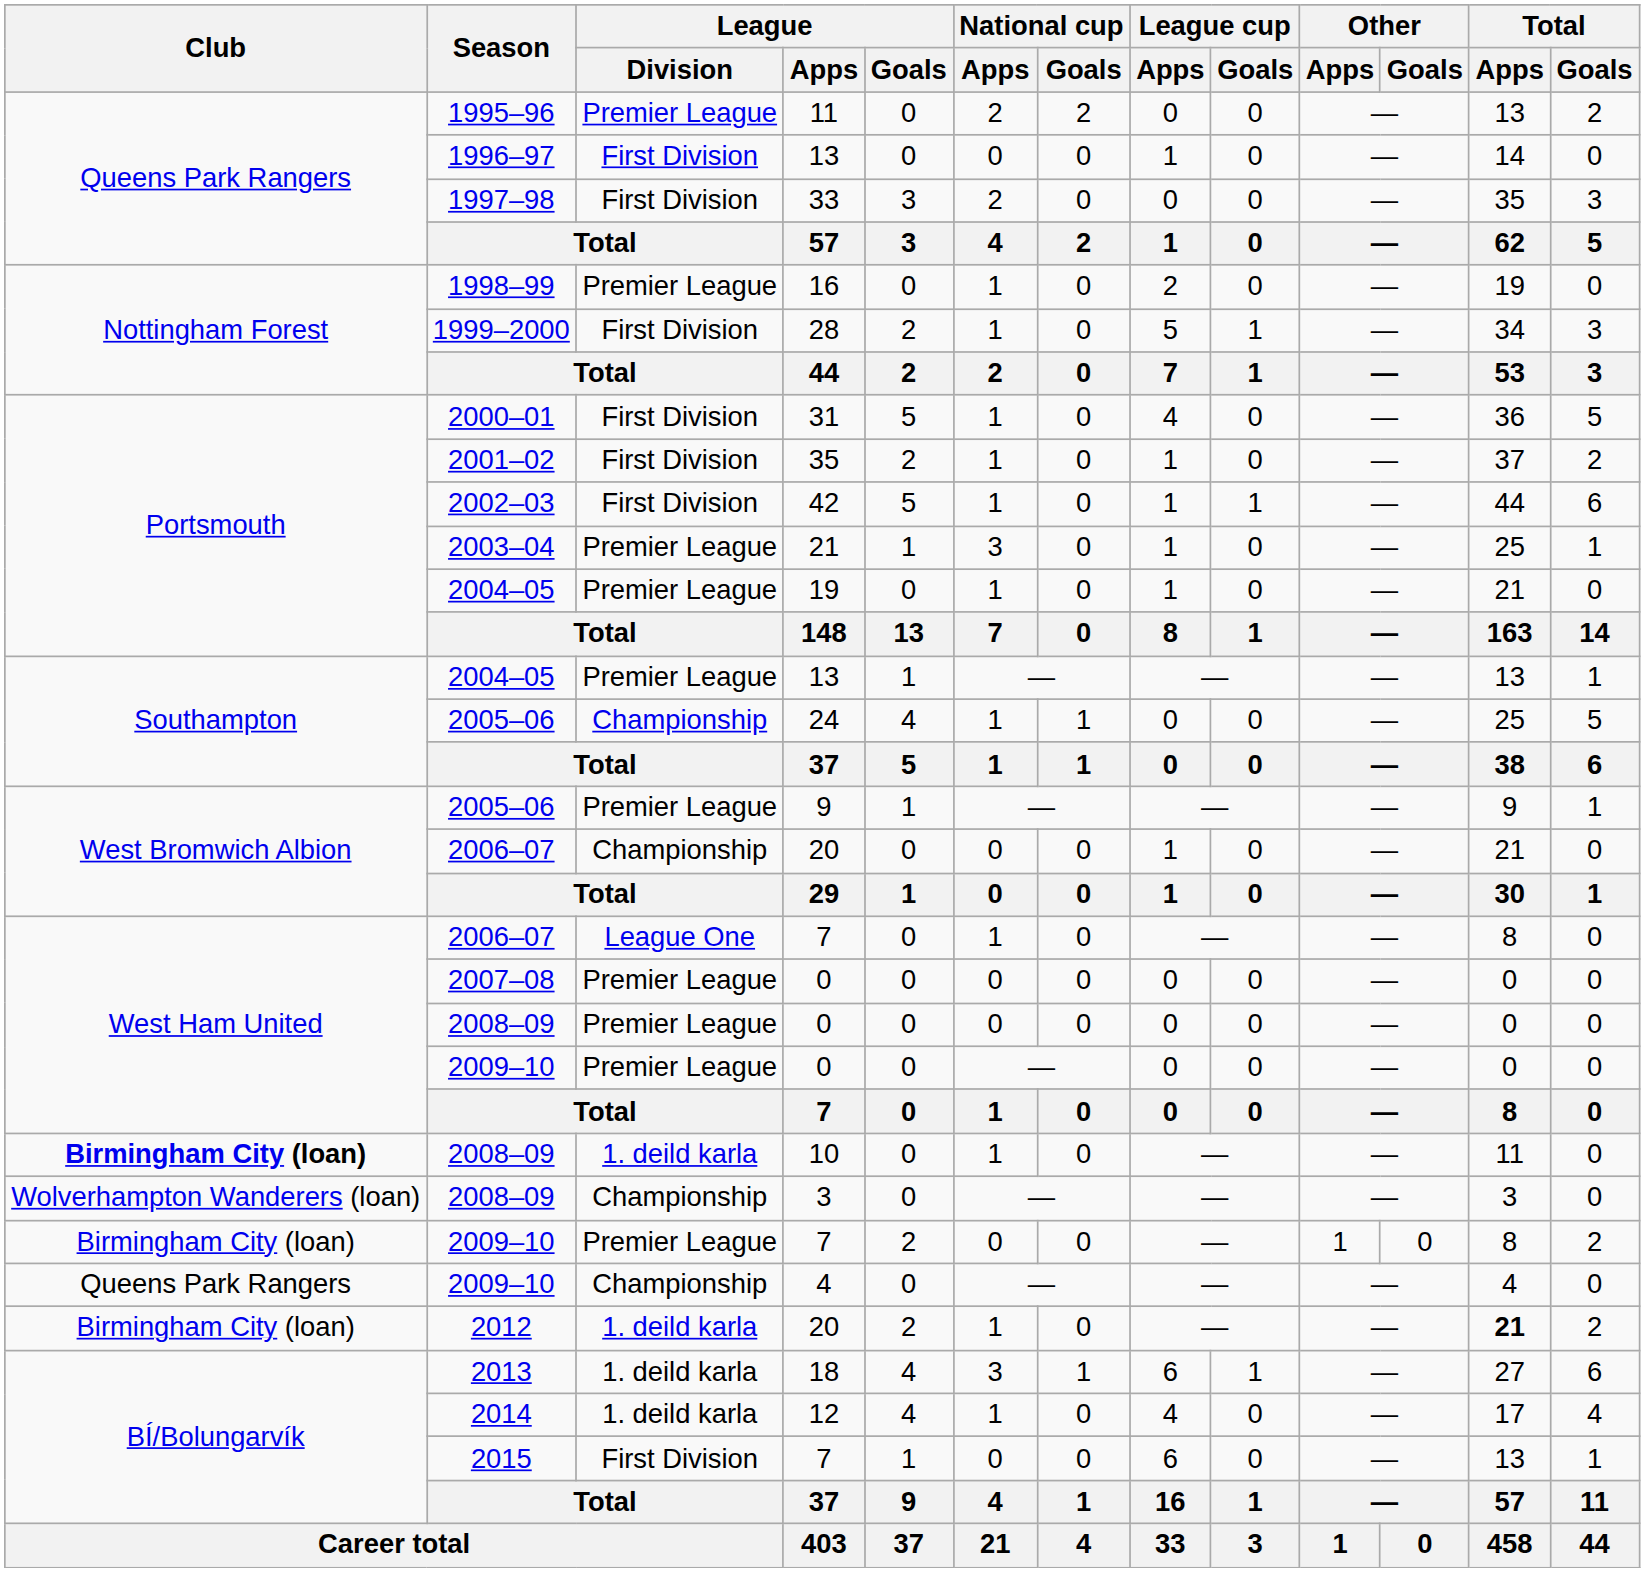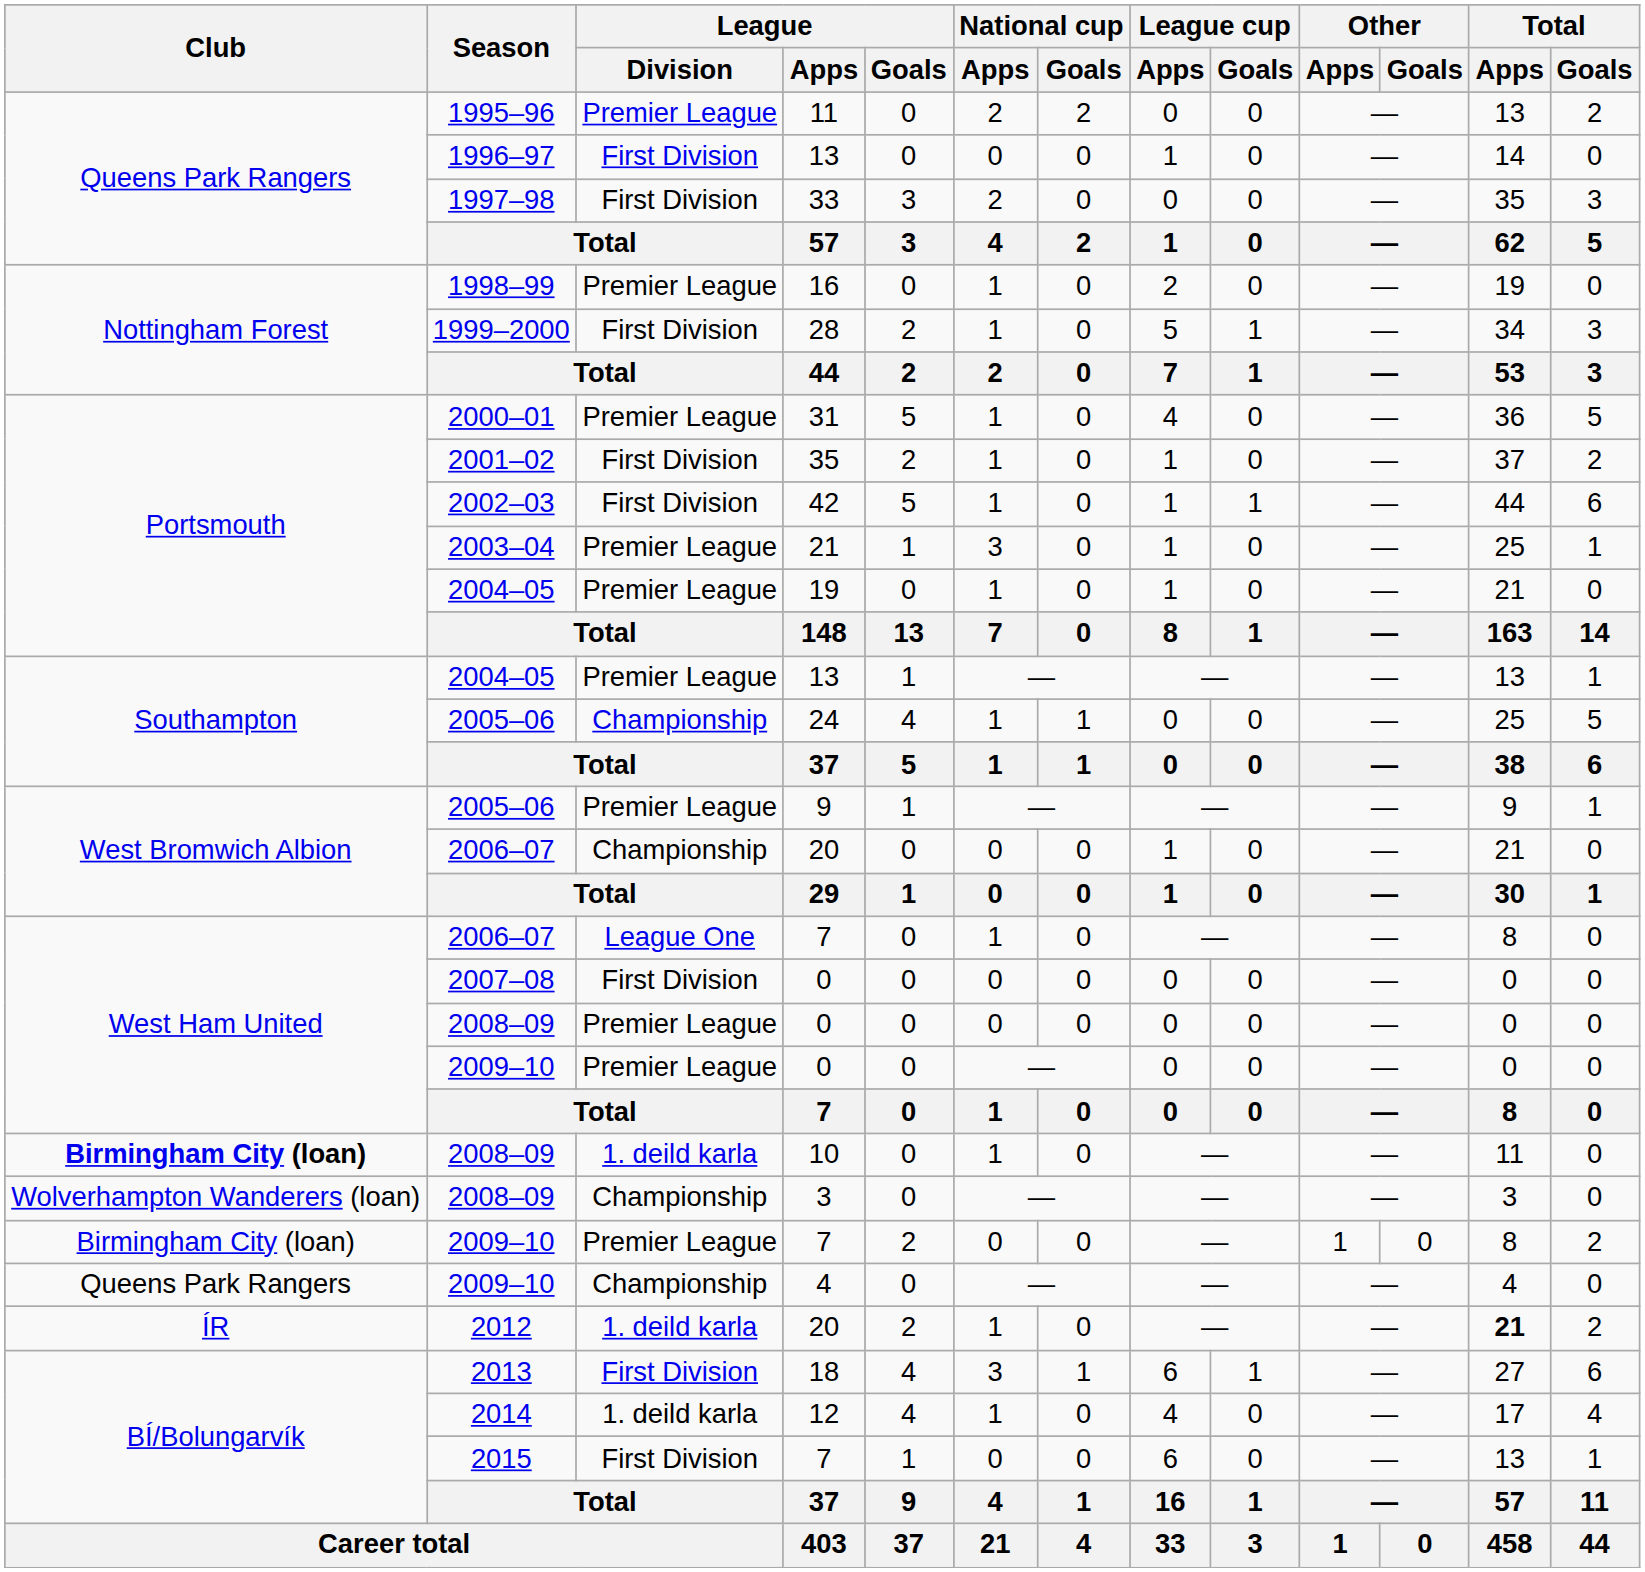(680, 416) First Division -> (680, 416) Premier League
(680, 980) Premier League -> (680, 980) First Division
(216, 1327) Birmingham City (loan) -> (216, 1327) ÍR
(680, 1371) 1. deild karla -> (680, 1371) First Division
